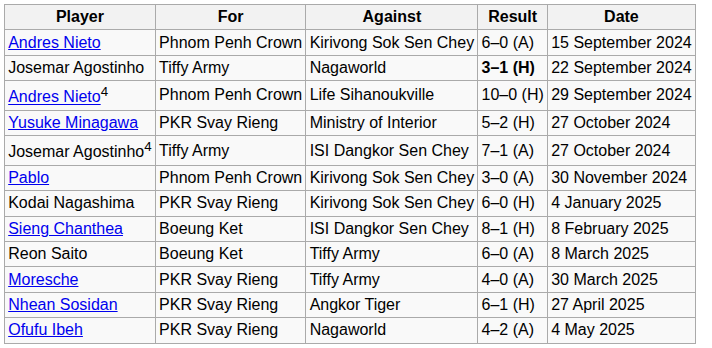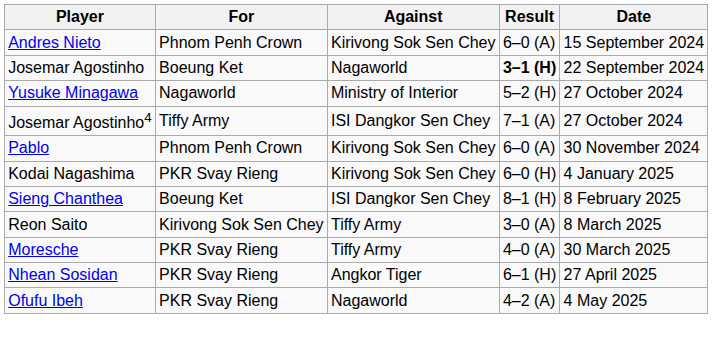(194, 67) Tiffy Army -> (201, 67) Boeung Ket
- row: (58, 95)
(219, 123) PKR Svay Rieng -> (197, 93) Nagaworld
(508, 178) 3–0 (A) -> (529, 148) 6–0 (A)
(201, 254) Boeung Ket -> (241, 224) Kirivong Sok Sen Chey
(508, 254) 6–0 (A) -> (529, 224) 3–0 (A)
